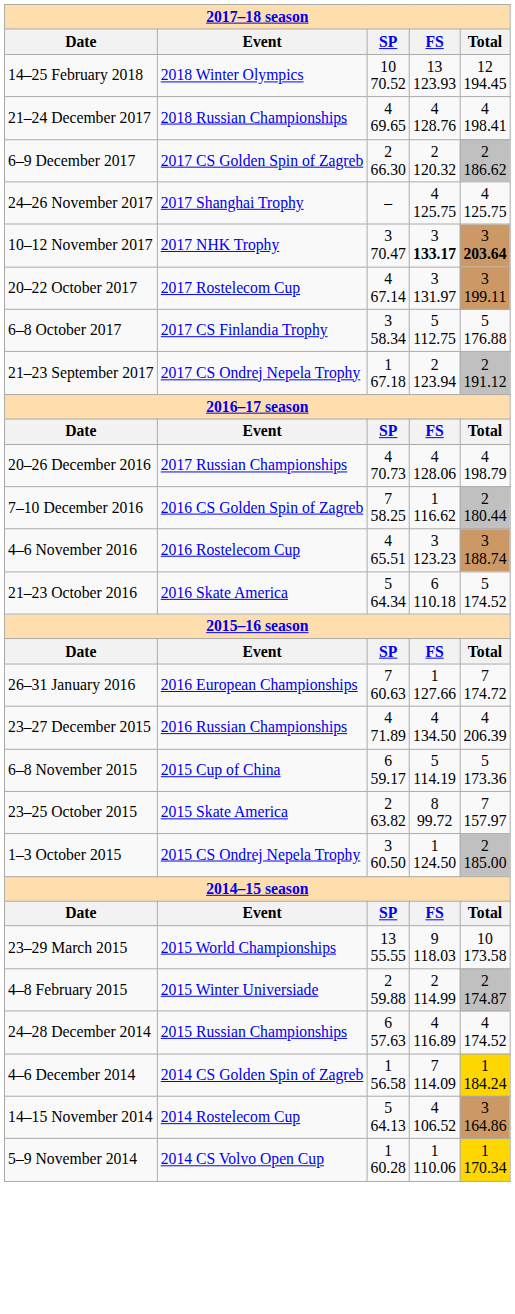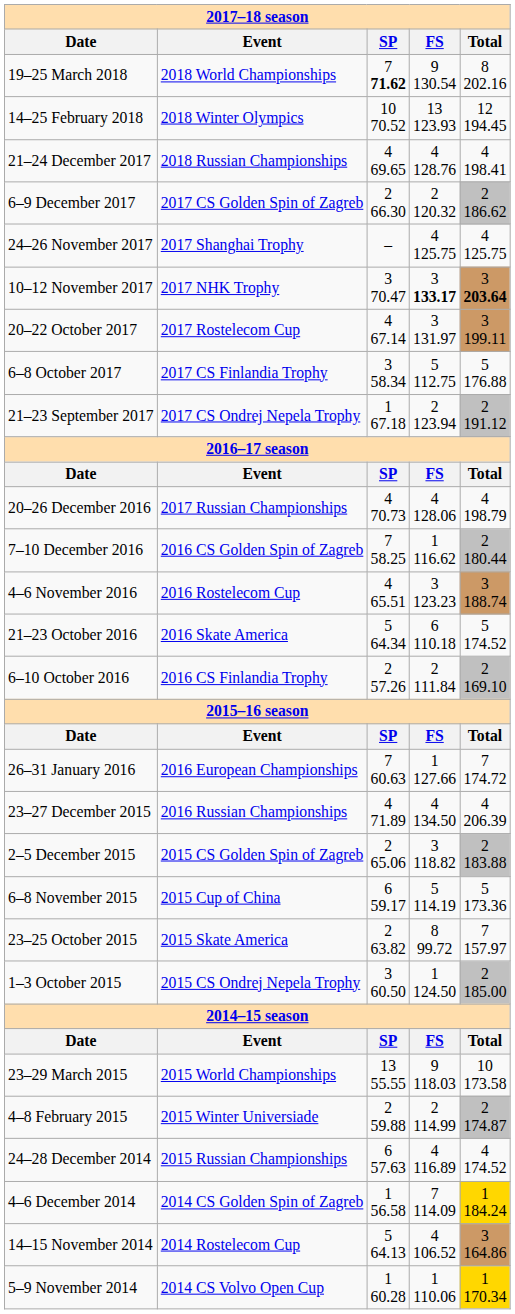+ row: (68, 75)
+ row: (69, 677)
+ row: (72, 855)
